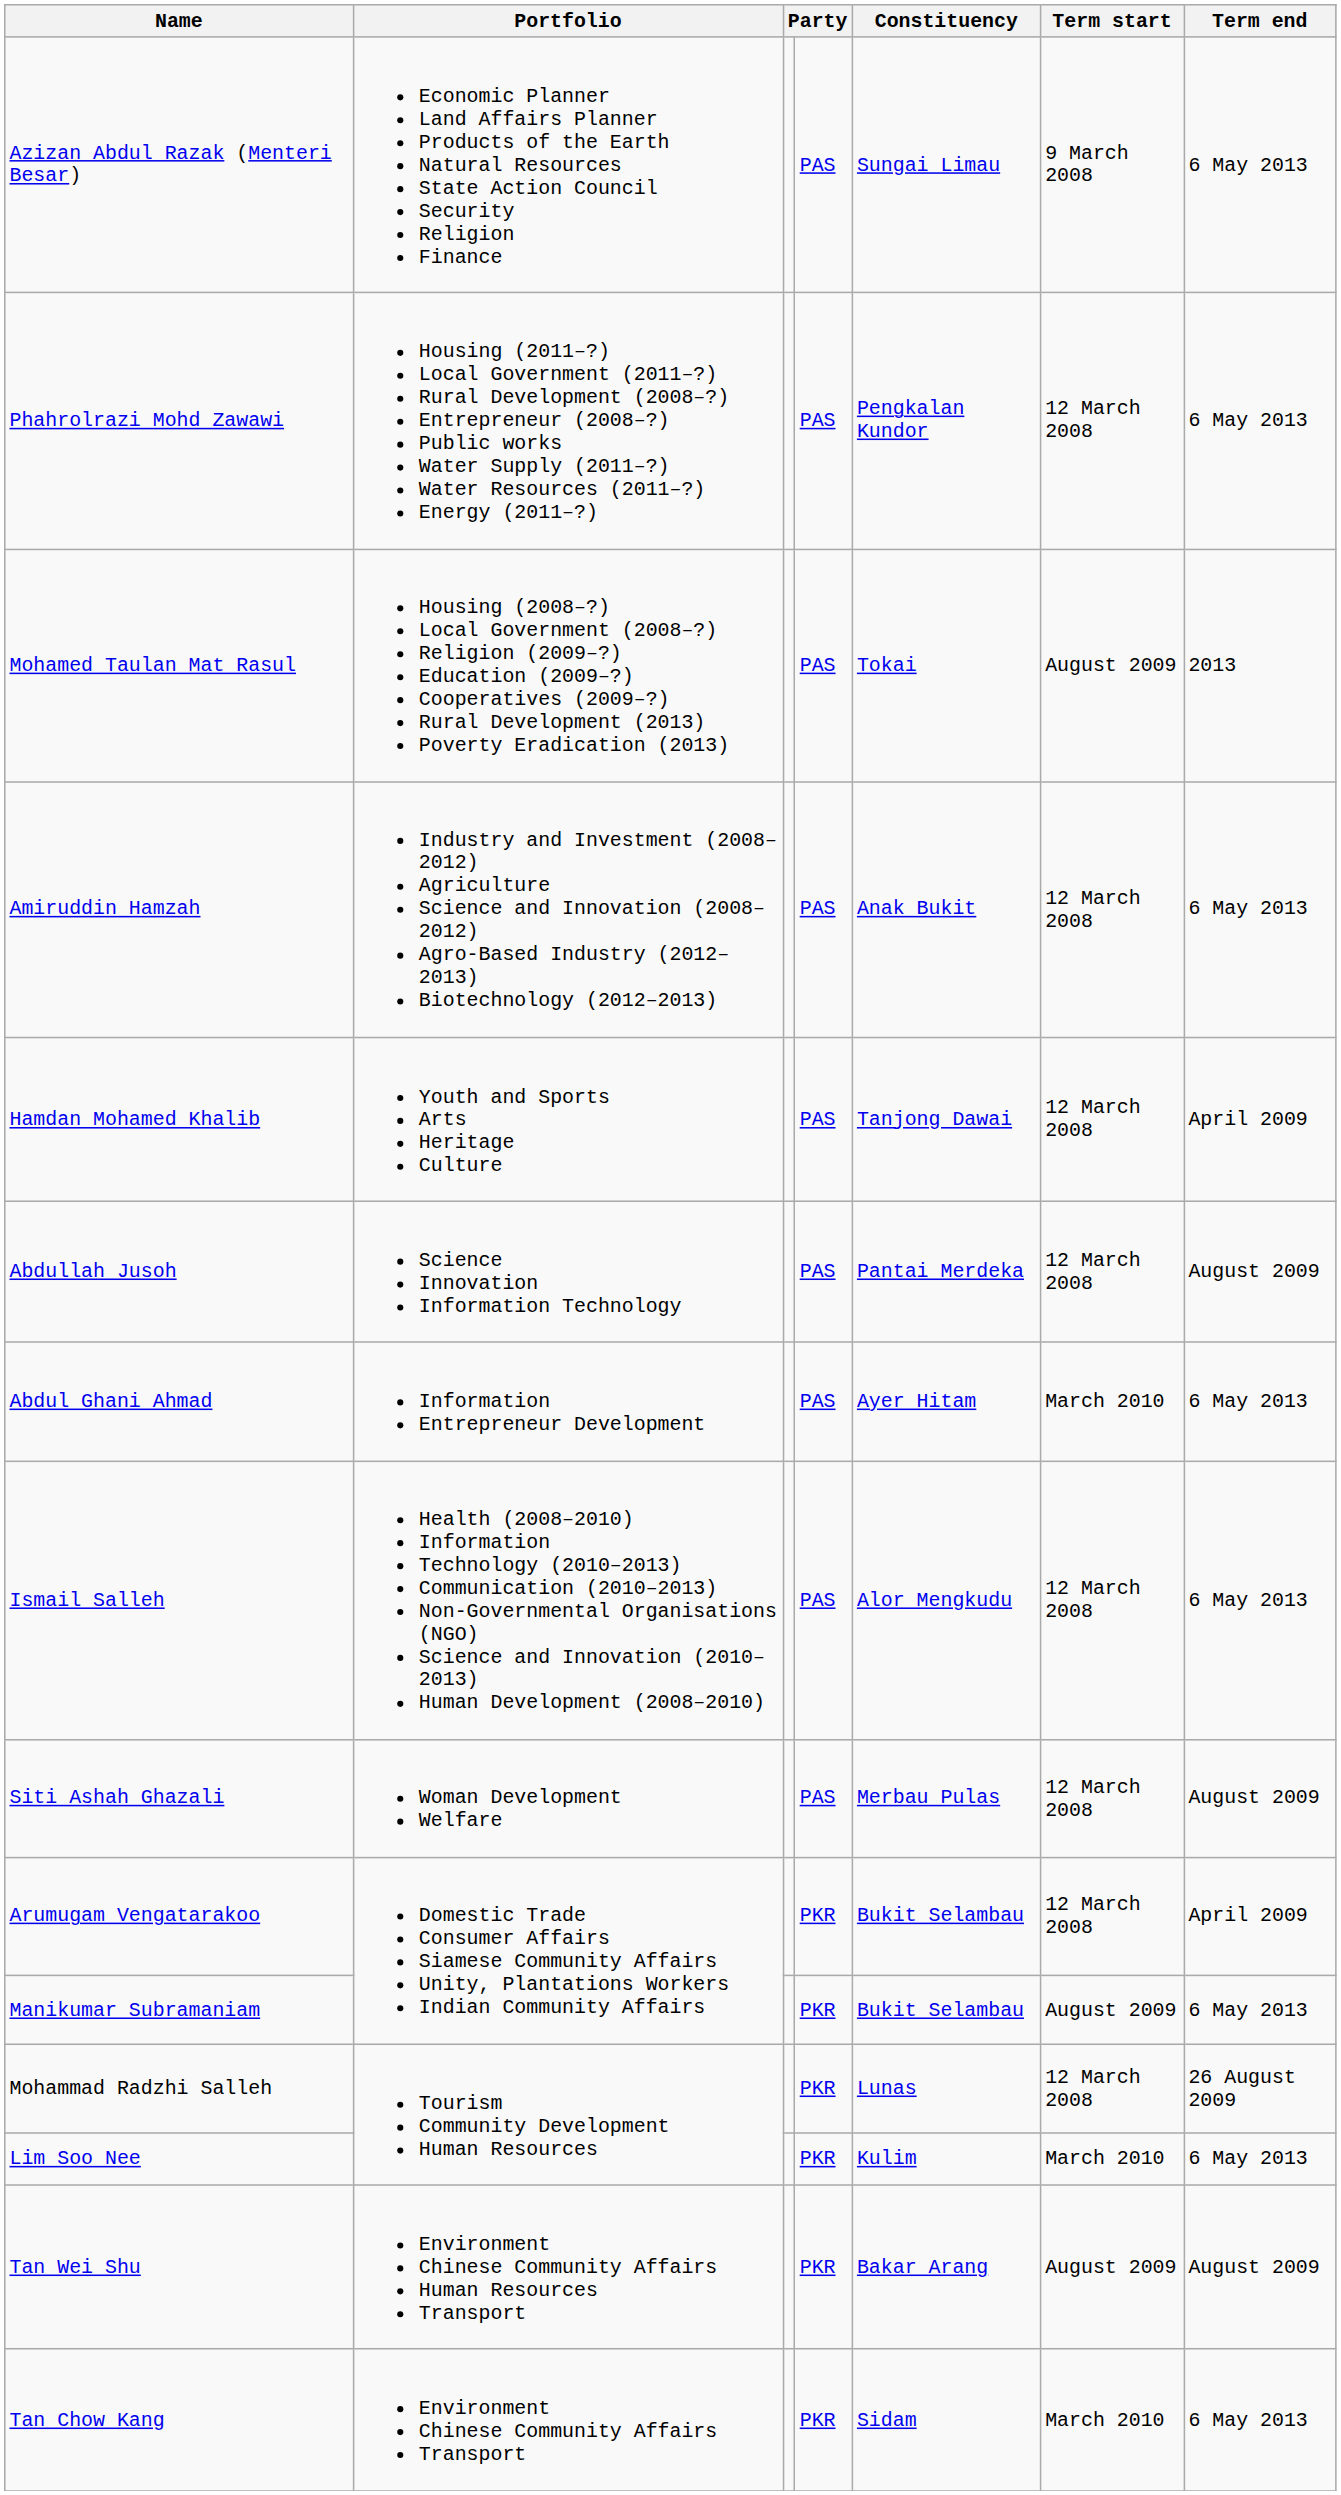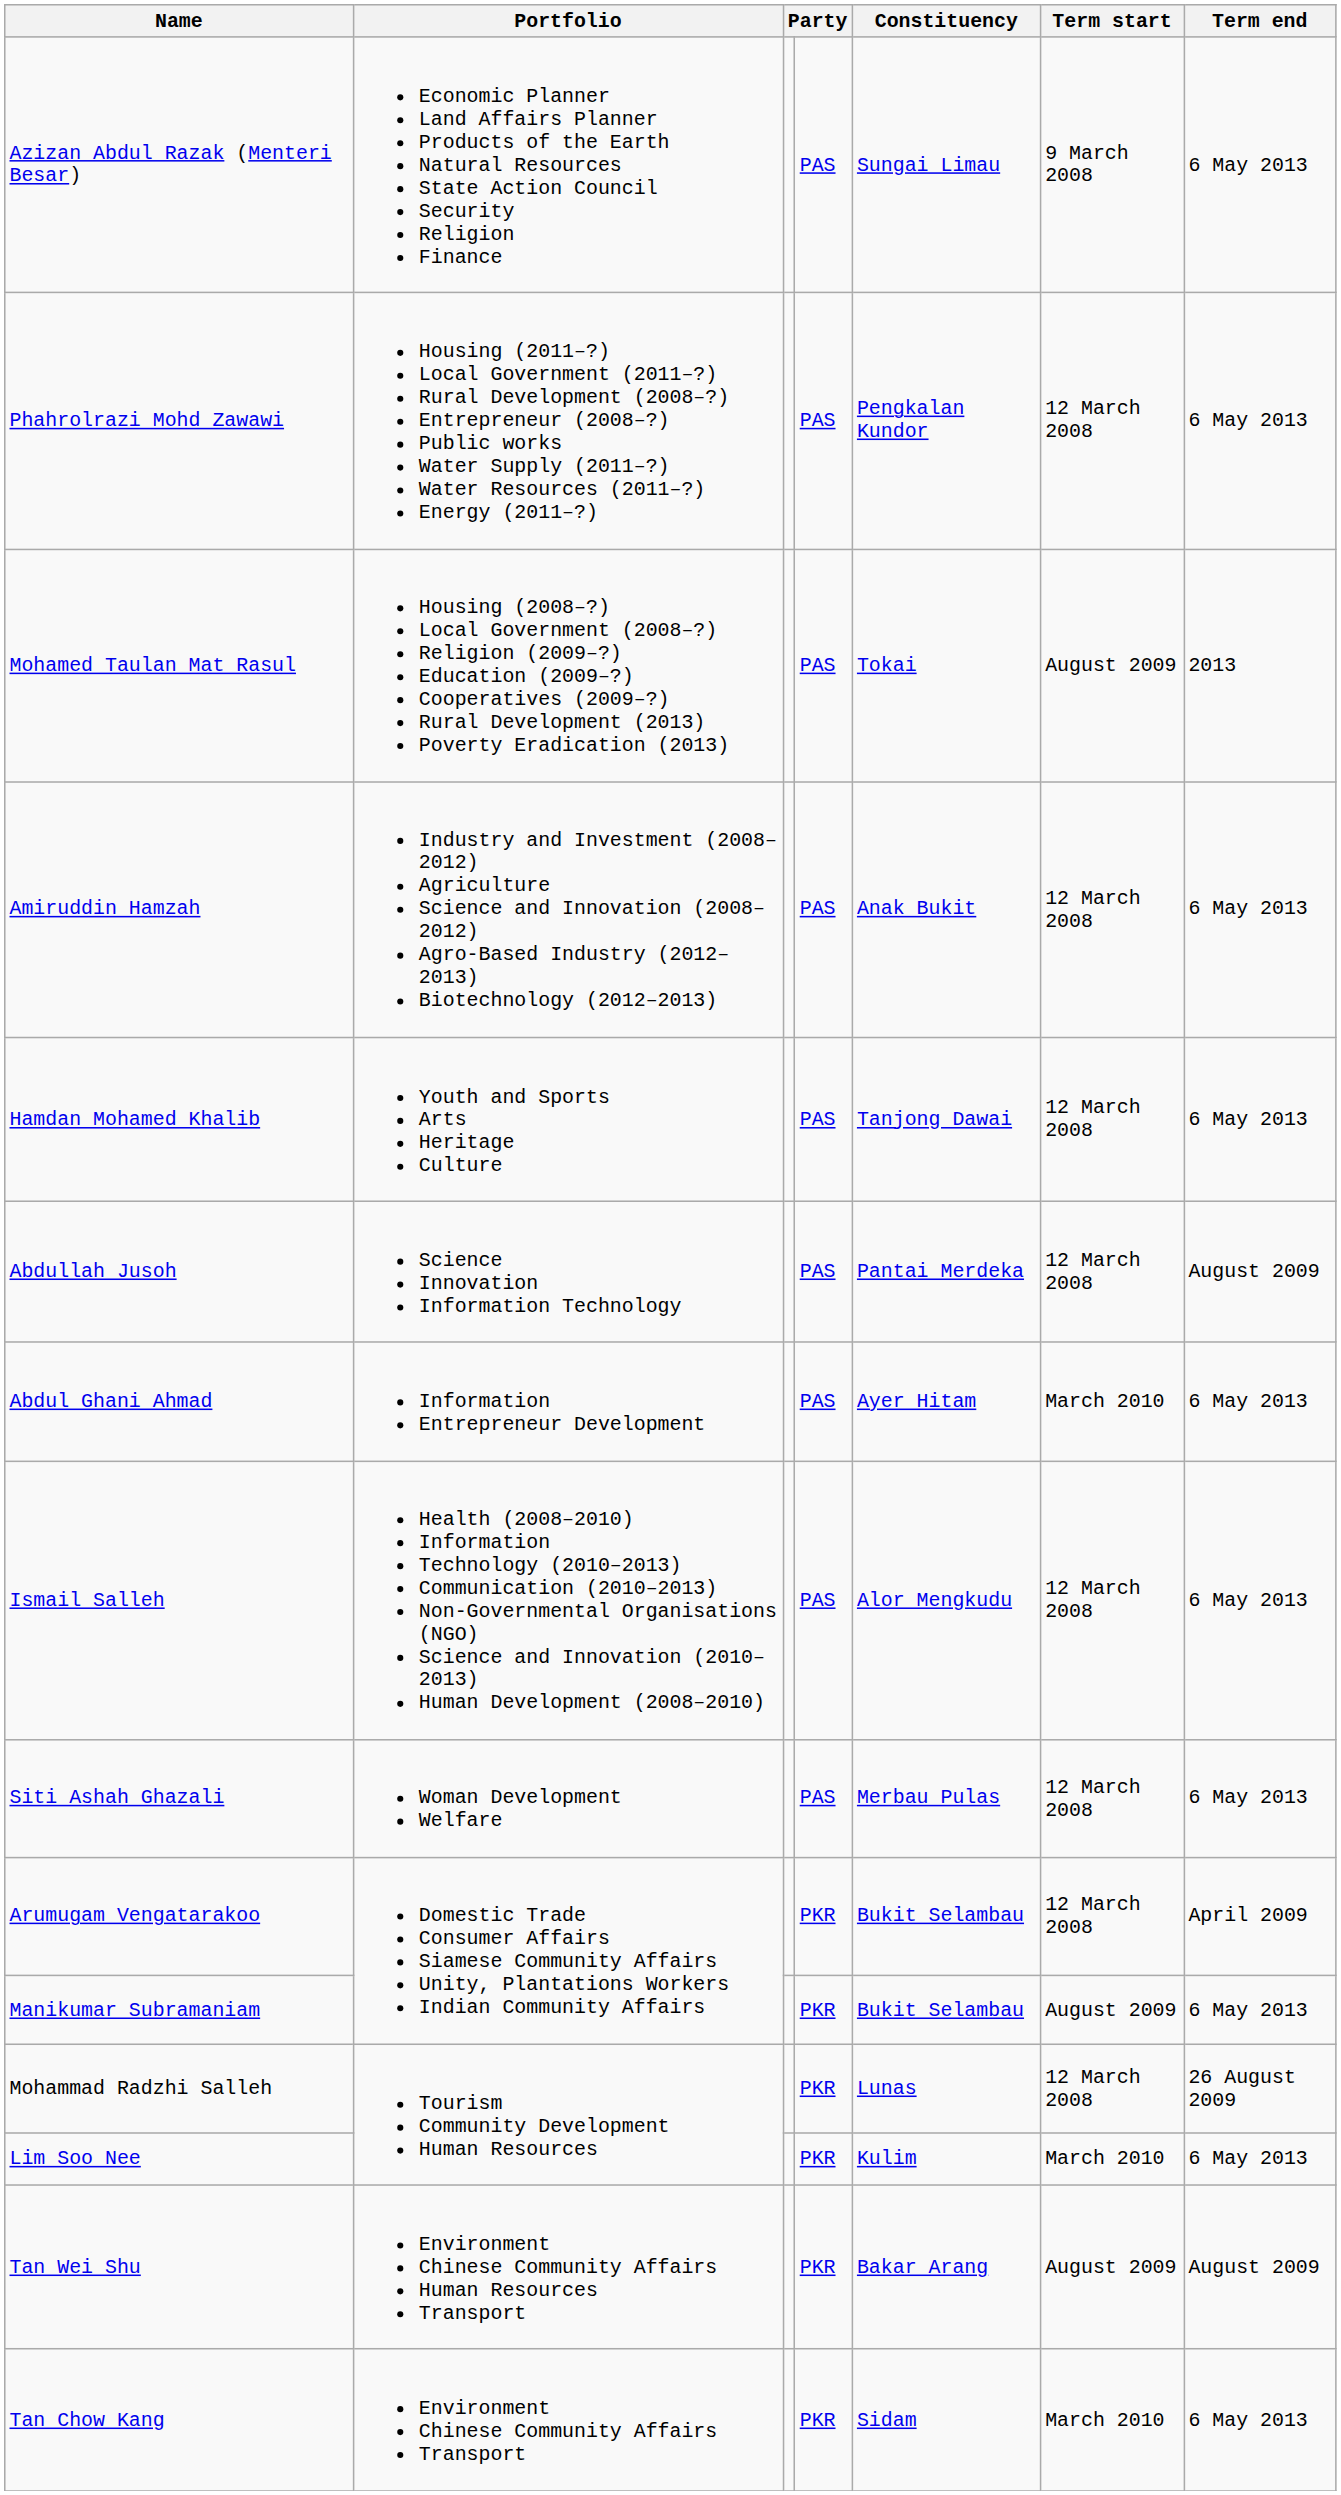(1248, 1119) April 2009 -> (1248, 1119) 6 May 2013
(1254, 1798) August 2009 -> (1248, 1798) 6 May 2013
